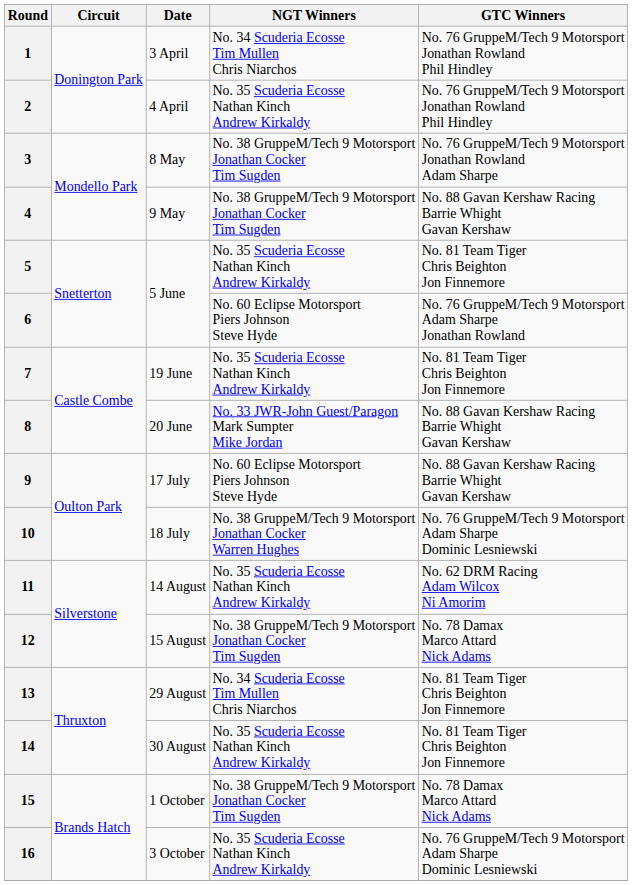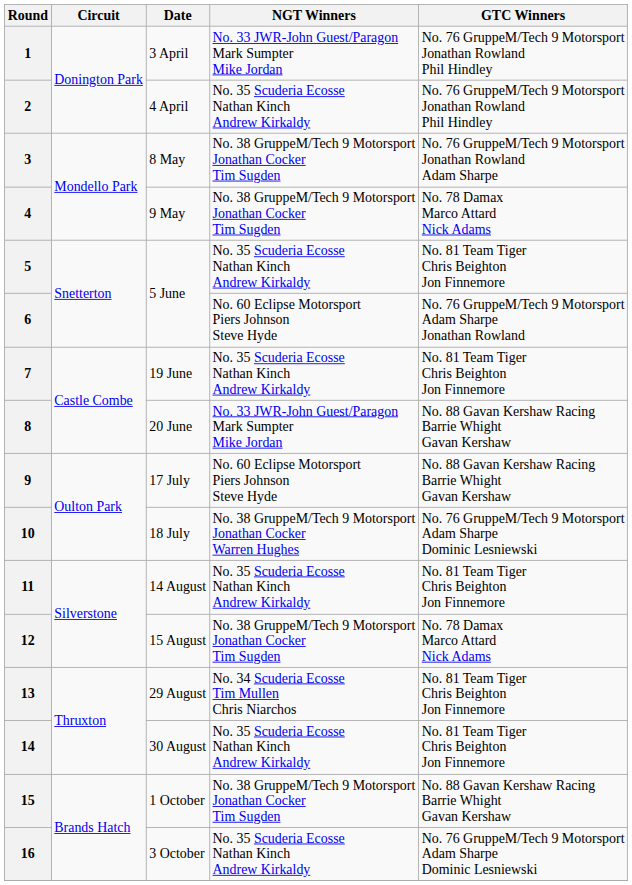(279, 53) No. 34 Scuderia Ecosse Tim Mullen Chris Niarchos -> (305, 53) No. 33 JWR-John Guest/Paragon Mark Sumpter Mike Jordan
(509, 213) No. 88 Gavan Kershaw Racing Barrie Whight Gavan Kershaw -> (463, 213) No. 78 Damax Marco Attard Nick Adams
(480, 587) No. 62 DRM Racing Adam Wilcox Ni Amorim -> (474, 587) No. 81 Team Tiger Chris Beighton Jon Finnemore
(463, 800) No. 78 Damax Marco Attard Nick Adams -> (509, 800) No. 88 Gavan Kershaw Racing Barrie Whight Gavan Kershaw
